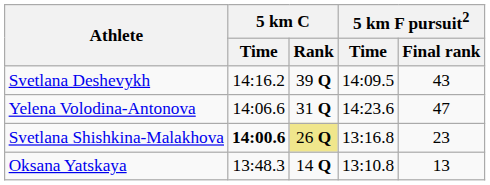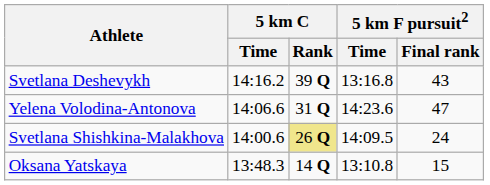(368, 80) 14:09.5 -> (367, 80) 13:16.8
(259, 137) bold -> (258, 137) normal
(368, 137) 13:16.8 -> (367, 137) 14:09.5
(441, 137) 23 -> (440, 137) 24
(441, 166) 13 -> (440, 166) 15
